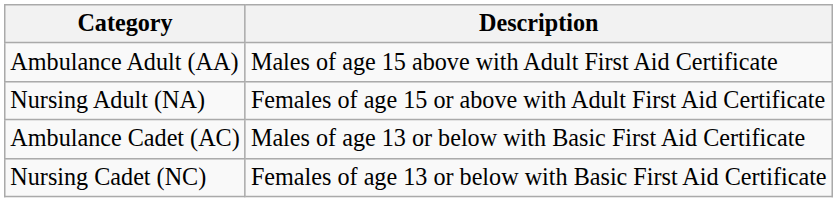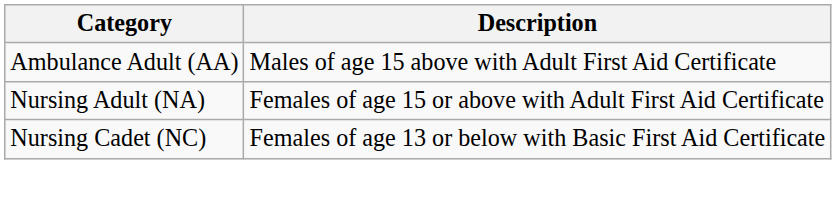- row: (125, 138)
